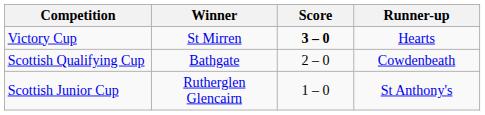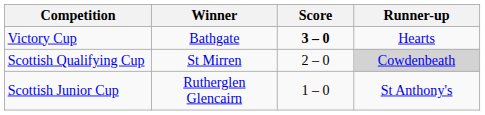(214, 37) St Mirren -> (214, 37) Bathgate
(214, 60) Bathgate -> (214, 60) St Mirren
(417, 60) no background -> (417, 60) lightgrey background
